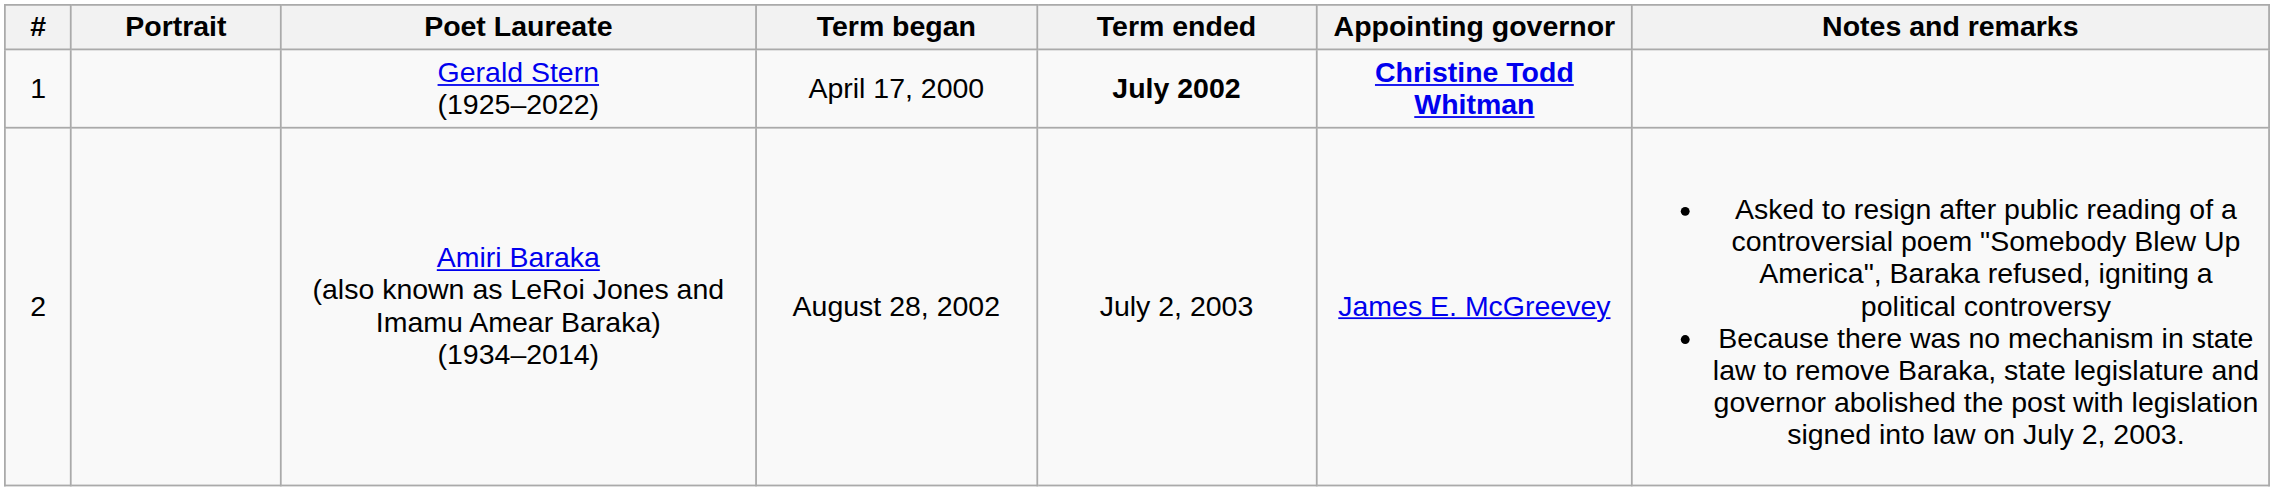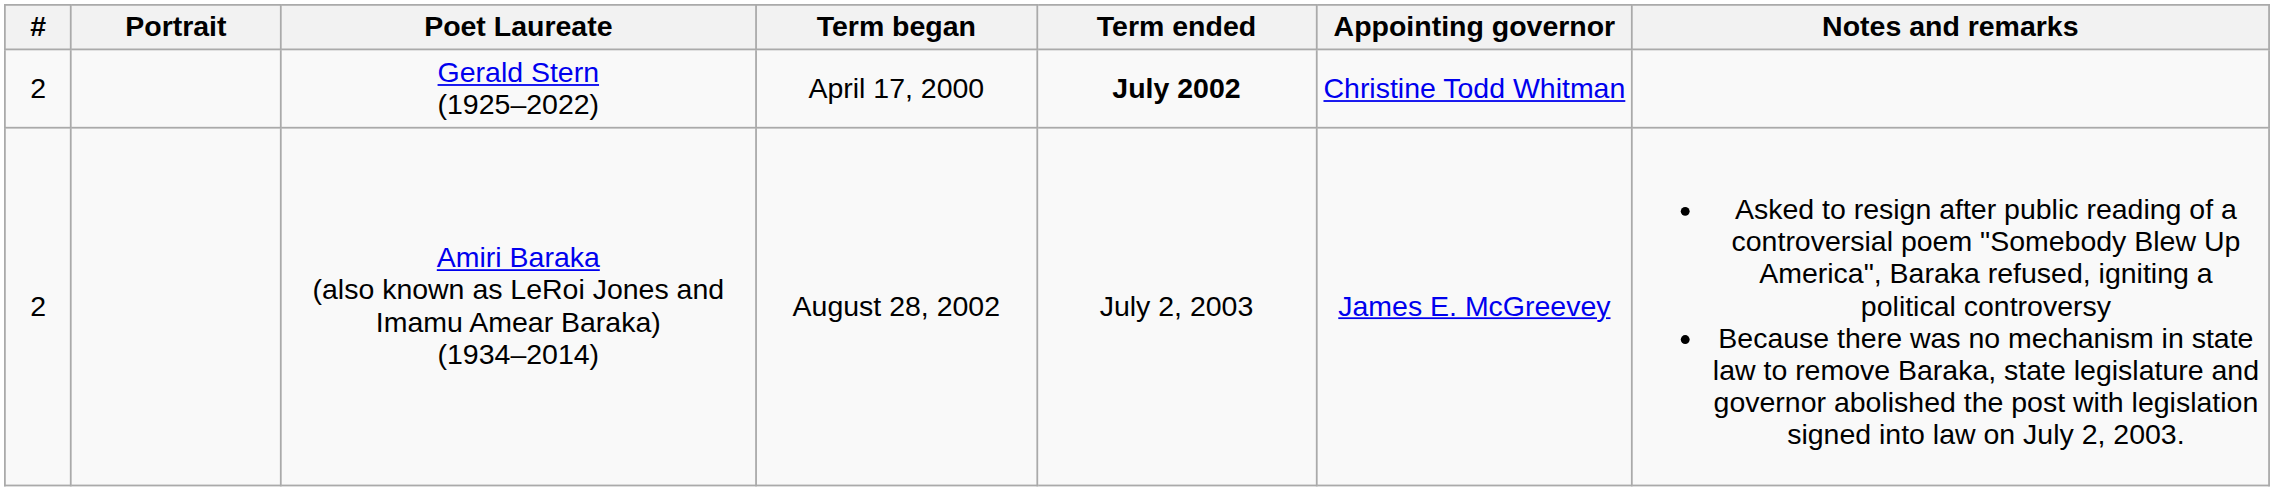(38, 88) 1 -> (38, 88) 2
(1474, 88) bold -> (1474, 88) normal
